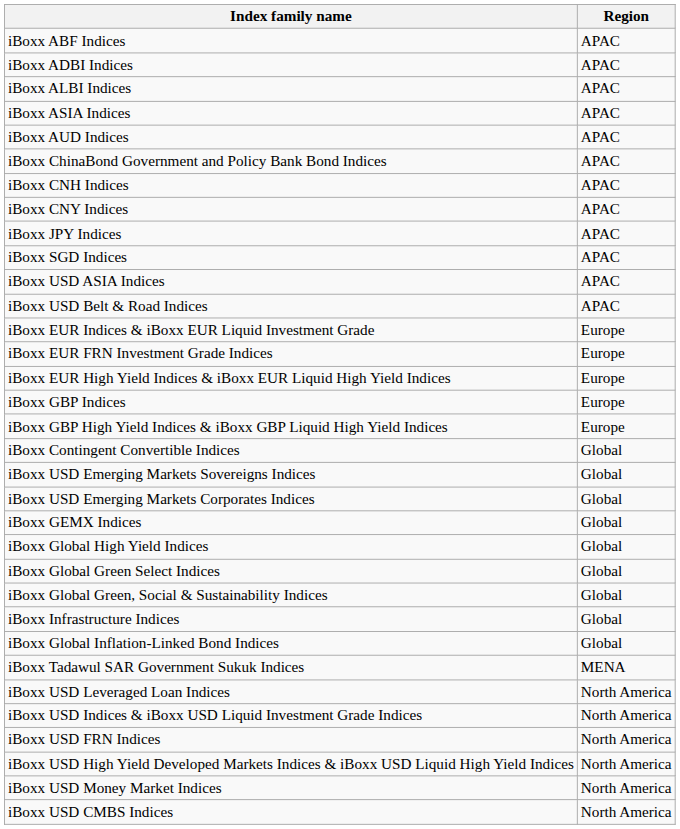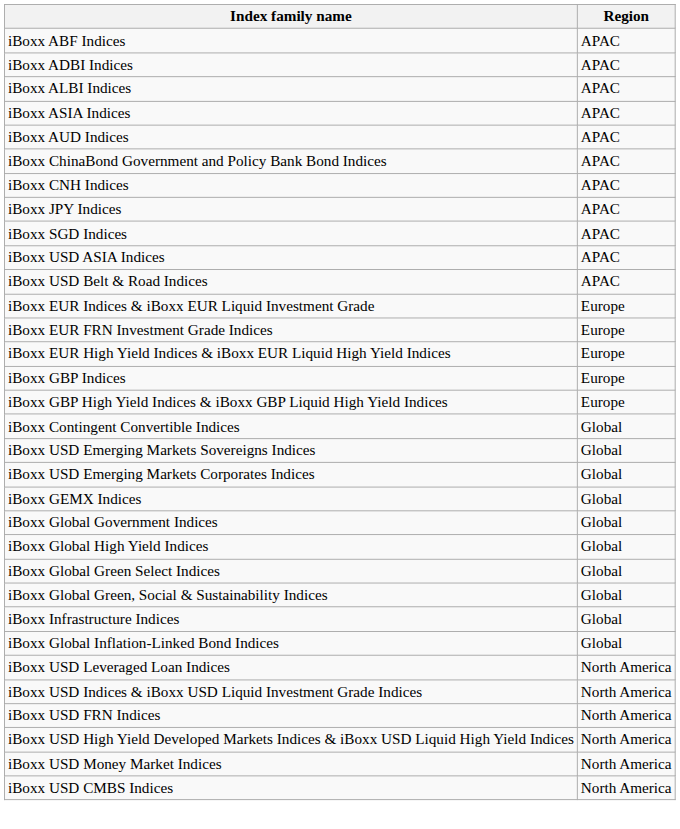- row: (68, 209)
+ row: (113, 522)
- row: (156, 667)
